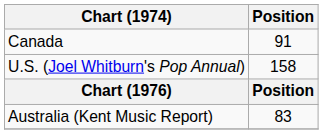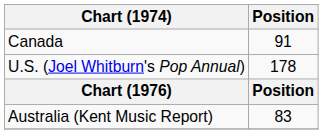(283, 66) 158 -> (283, 66) 178
